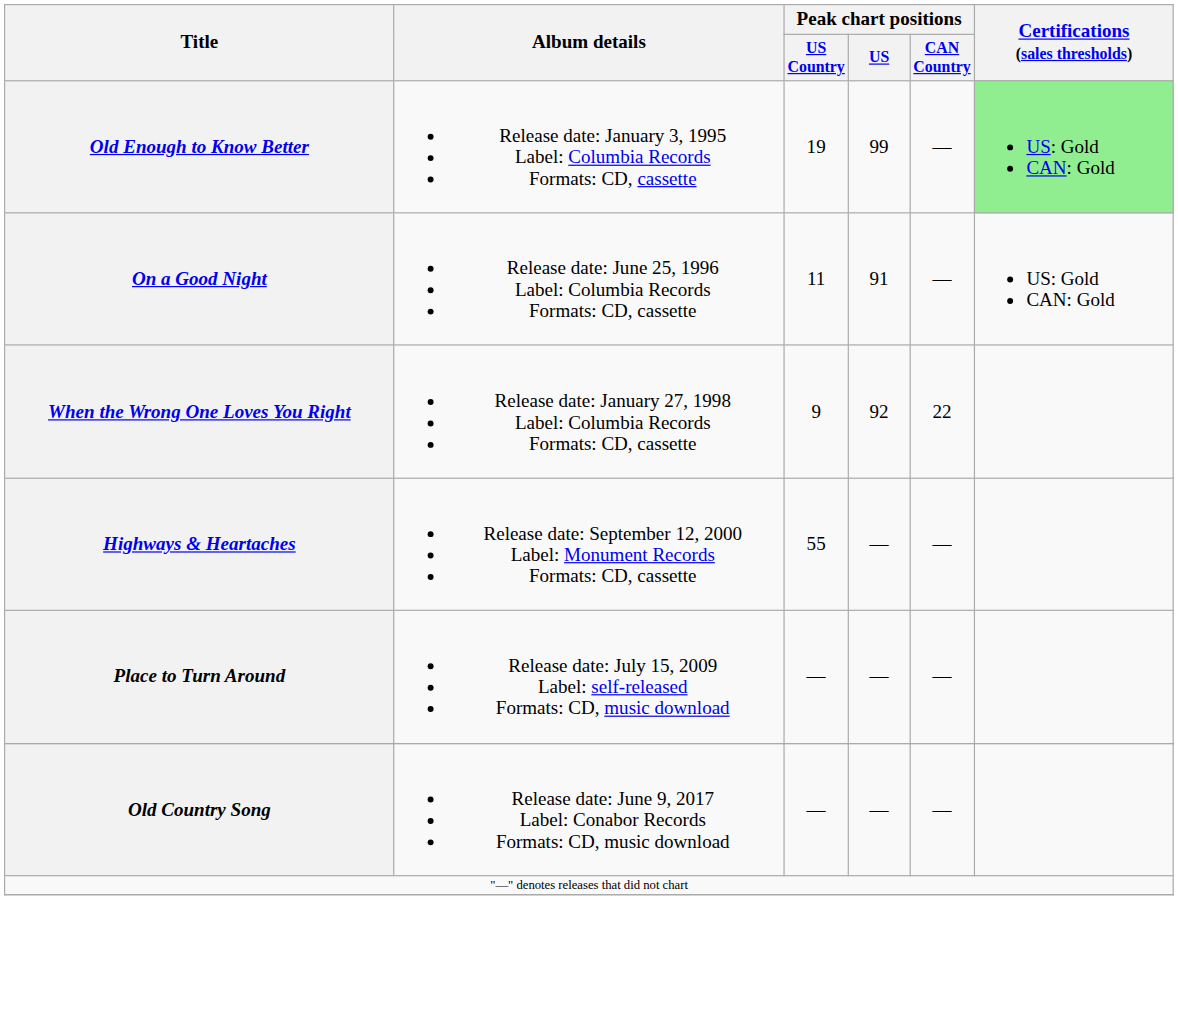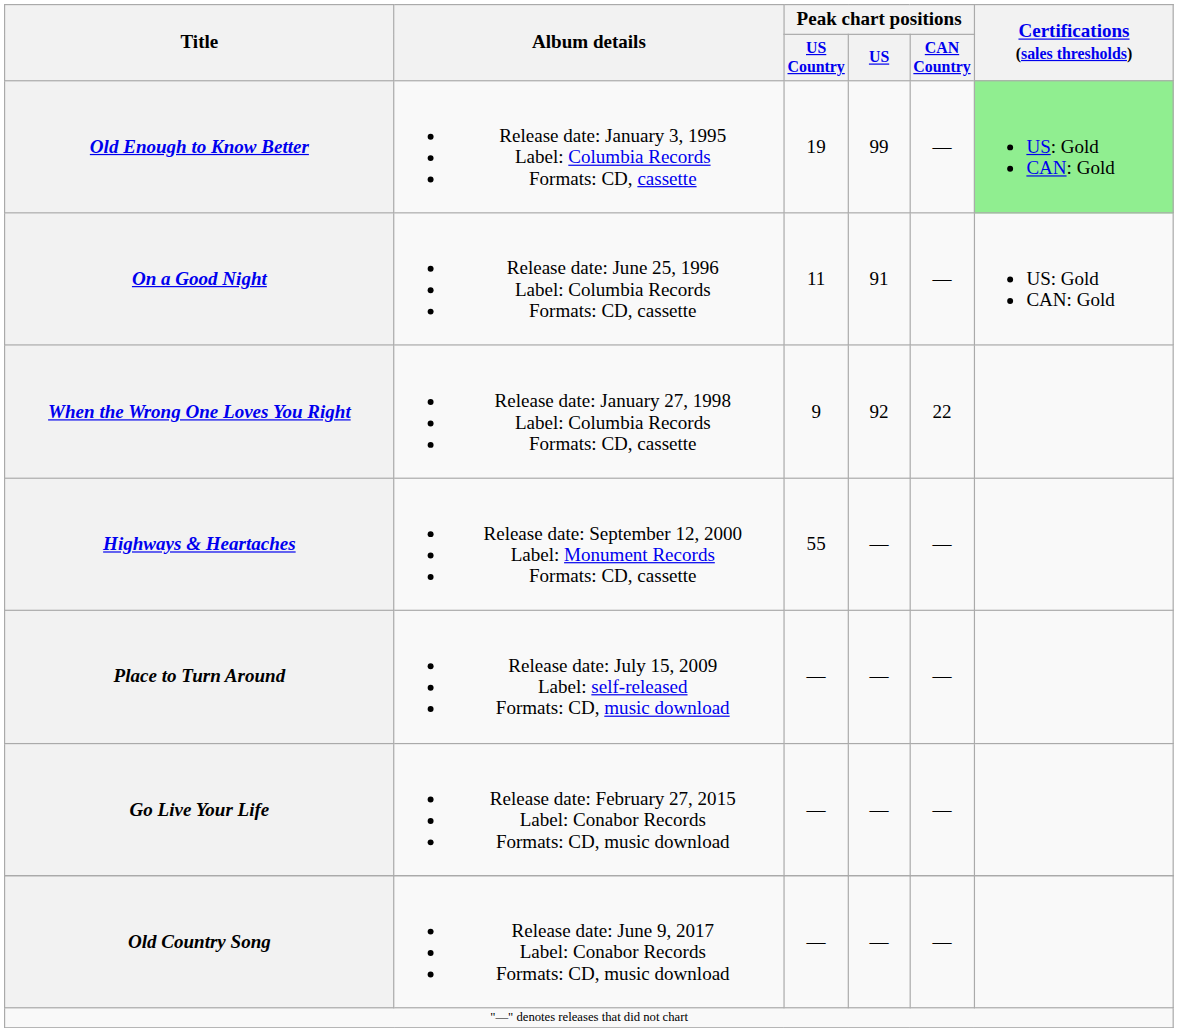+ row: (199, 809)
